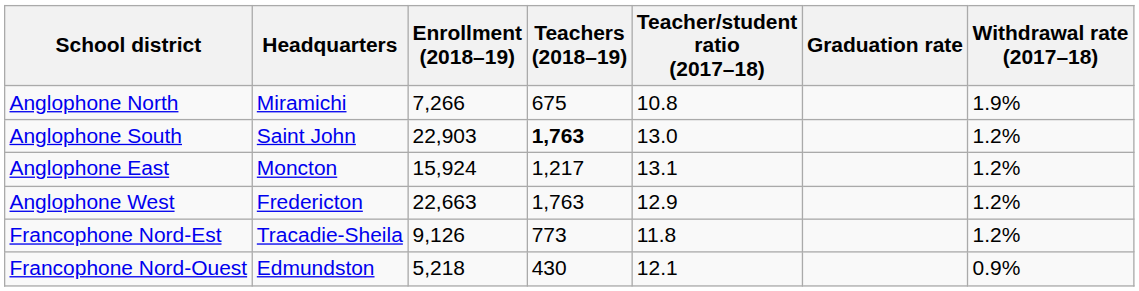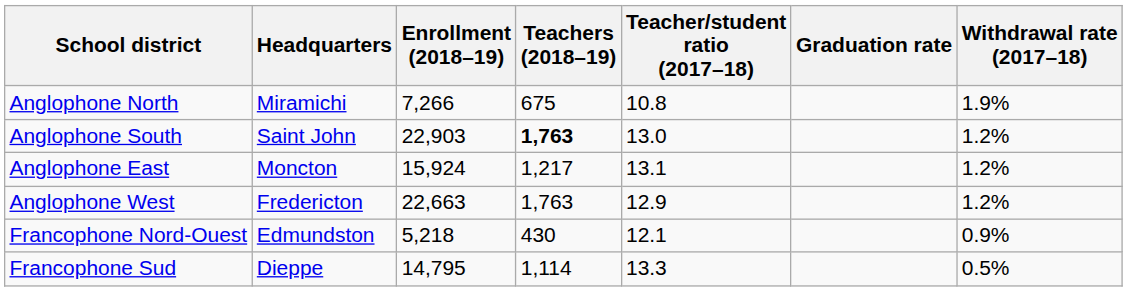- row: (116, 235)
+ row: (93, 268)
